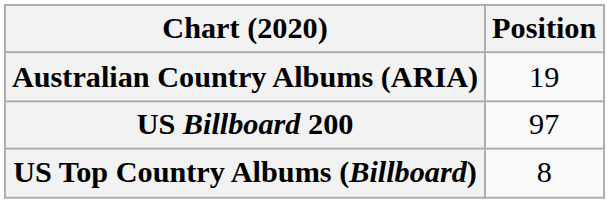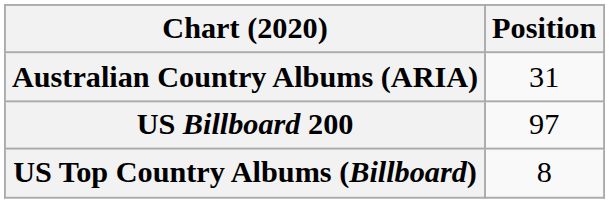(544, 76) 19 -> (544, 76) 31
